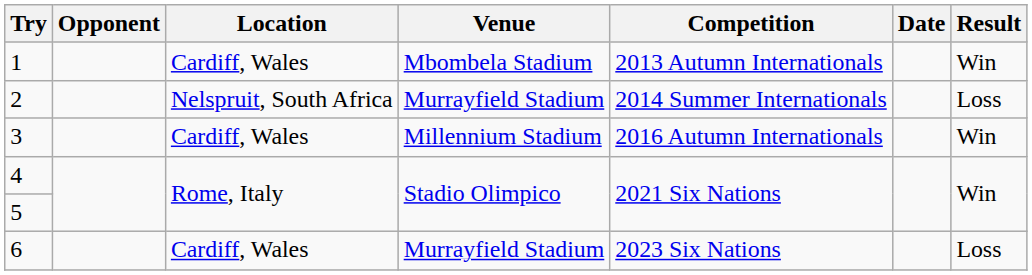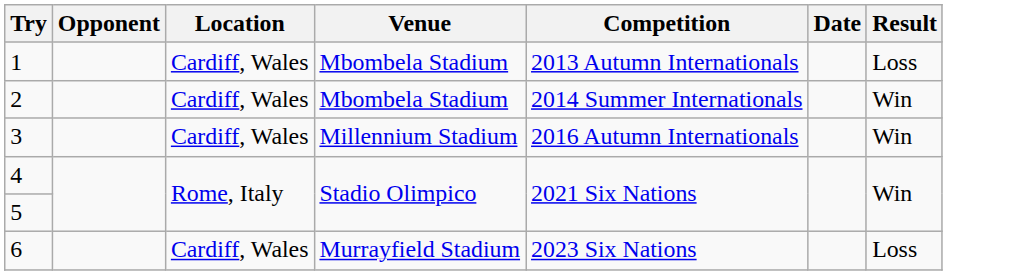(976, 61) Win -> (895, 61) Loss
(282, 99) Nelspruit, South Africa -> (240, 99) Cardiff, Wales
(504, 99) Murrayfield Stadium -> (414, 99) Mbombela Stadium
(979, 99) Loss -> (892, 99) Win
